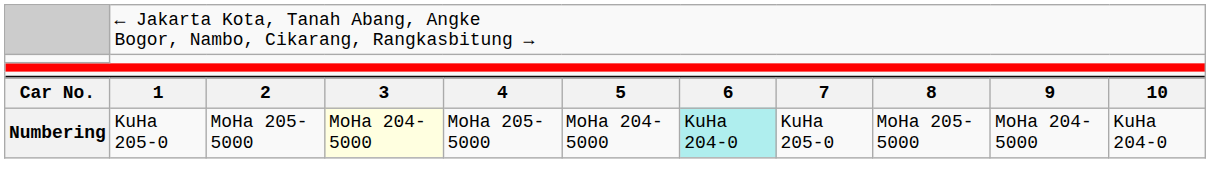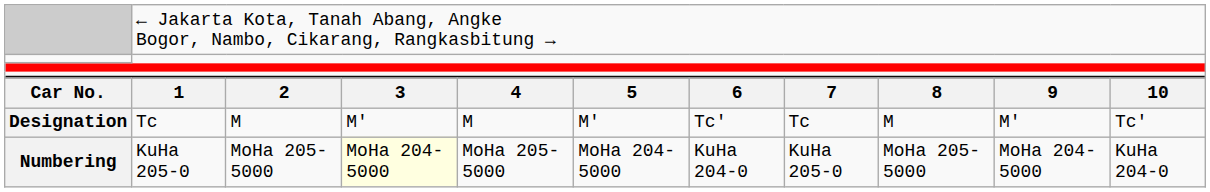+ row: (68, 122)
(711, 133) paleturquoise background -> (721, 162) no background
